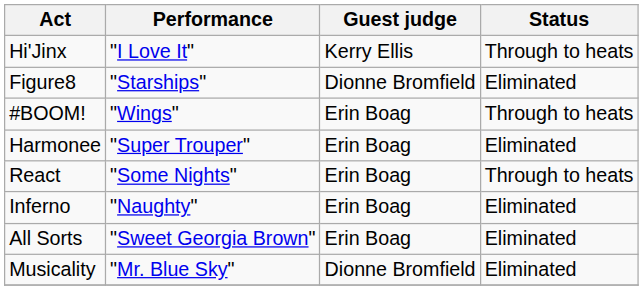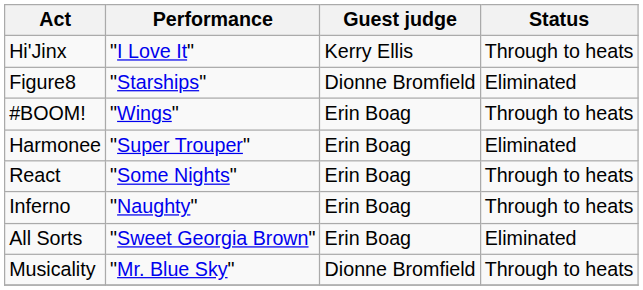(531, 207) Eliminated -> (559, 207) Through to heats
(531, 269) Eliminated -> (559, 269) Through to heats
